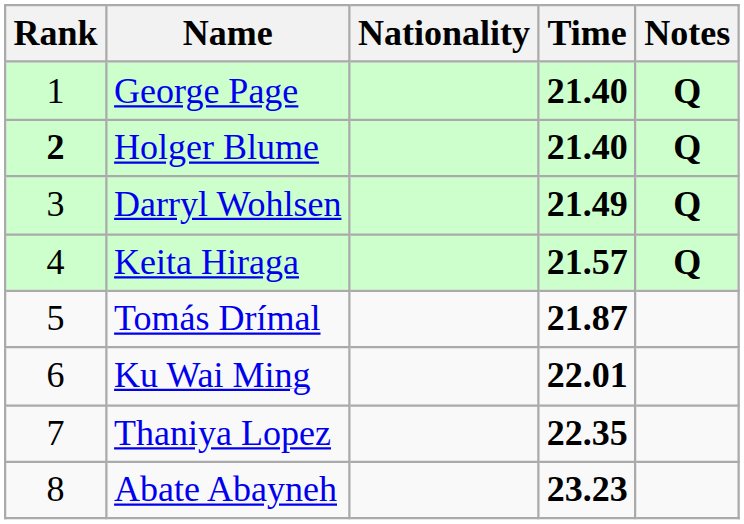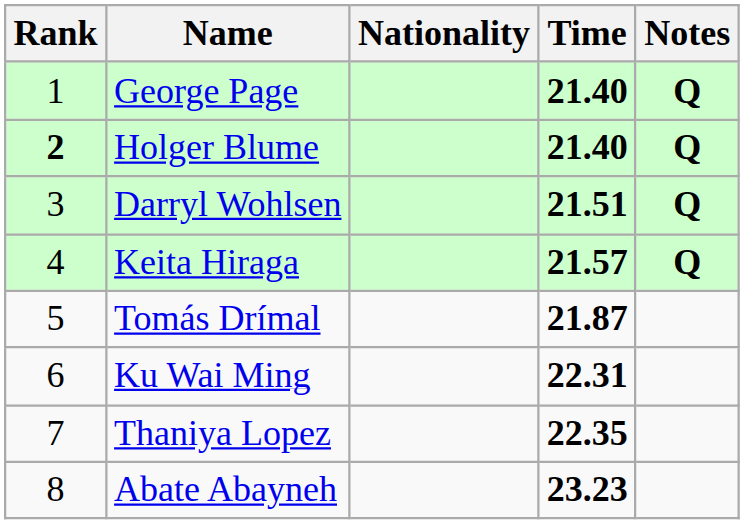(587, 204) 21.49 -> (587, 204) 21.51
(587, 375) 22.01 -> (587, 375) 22.31
